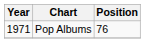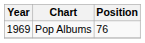(19, 29) 1971 -> (19, 29) 1969
